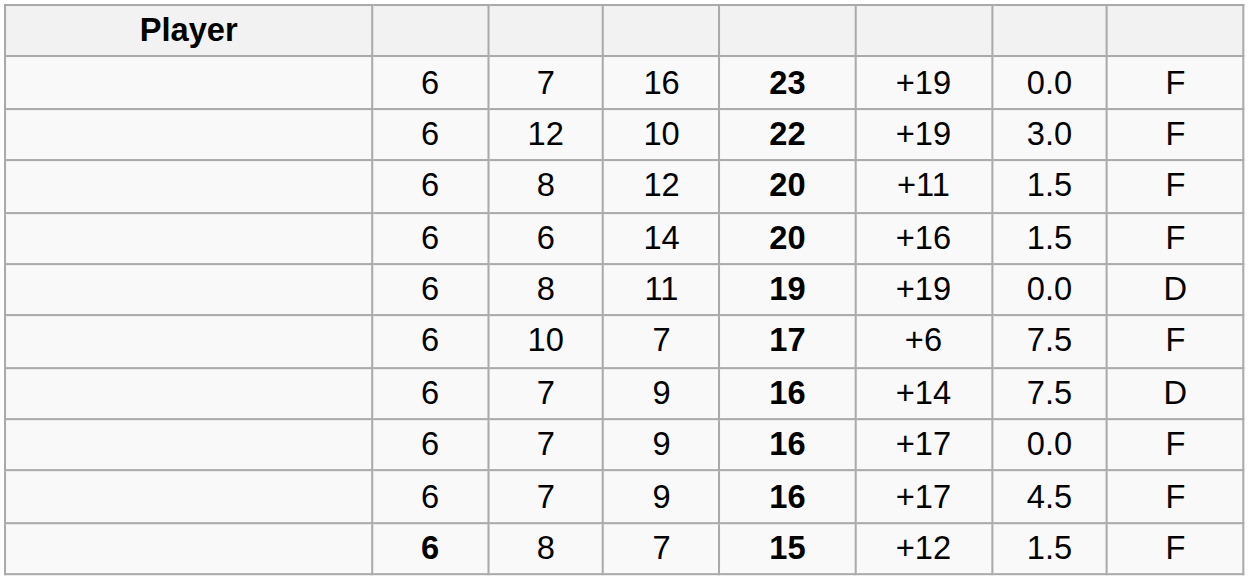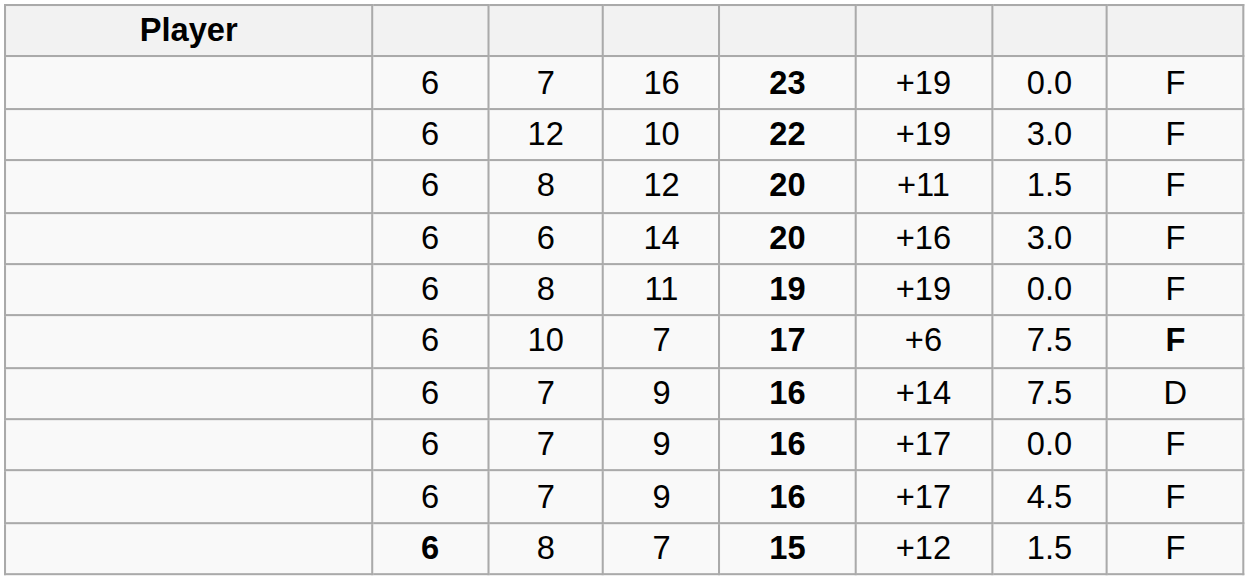(1050, 237) 1.5 -> (1050, 237) 3.0
(1175, 289) D -> (1175, 289) F
(1175, 340) normal -> (1175, 340) bold
